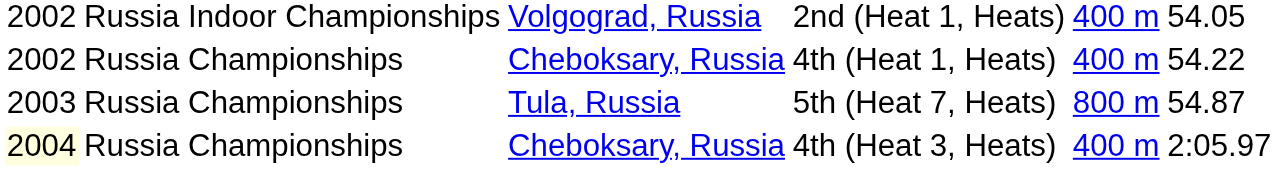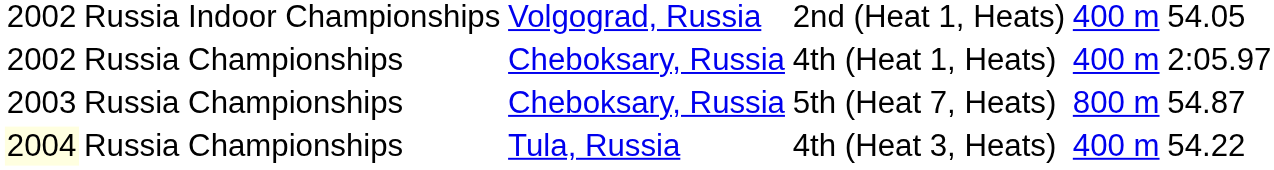(1206, 59) 54.22 -> (1219, 59) 2:05.97
(594, 102) Tula, Russia -> (647, 102) Cheboksary, Russia
(647, 145) Cheboksary, Russia -> (594, 145) Tula, Russia
(1219, 145) 2:05.97 -> (1206, 145) 54.22
